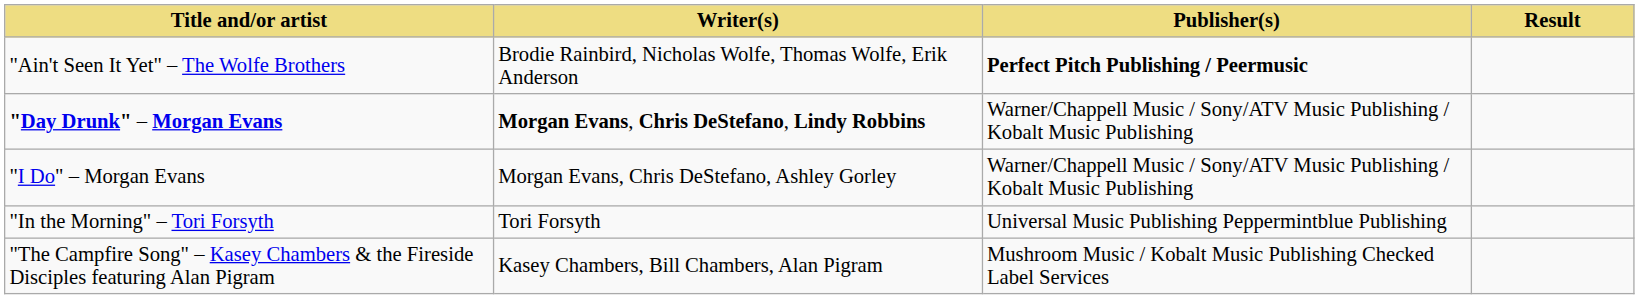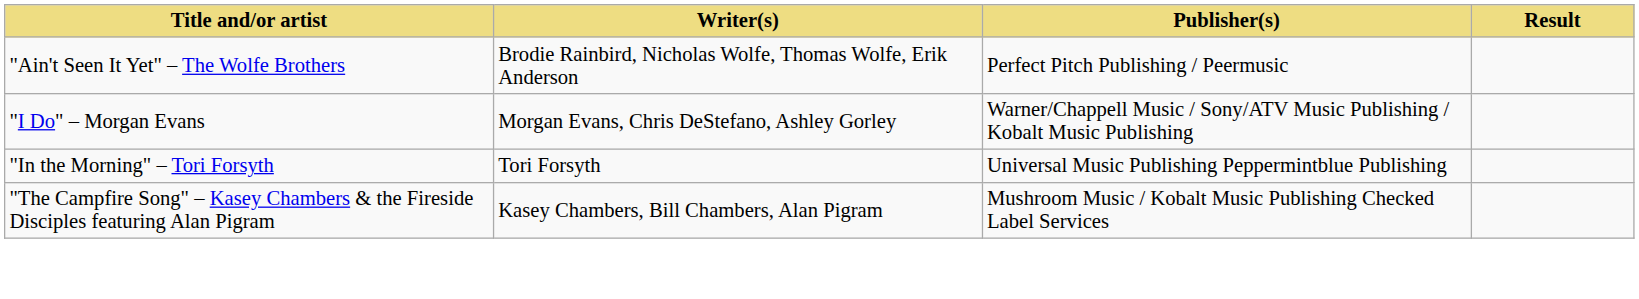(1147, 65) bold -> (1138, 65) normal
- row: (146, 121)
